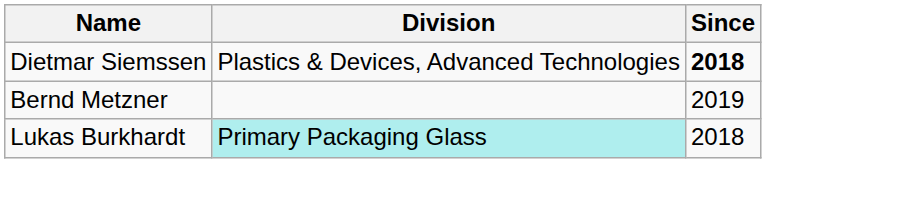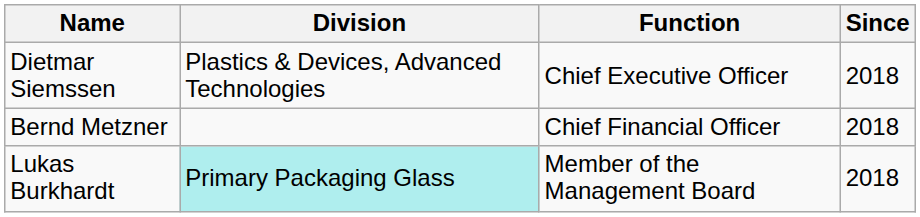+ column: (690, 23)
(718, 61) bold -> (872, 75) normal
(718, 99) 2019 -> (872, 126) 2018
